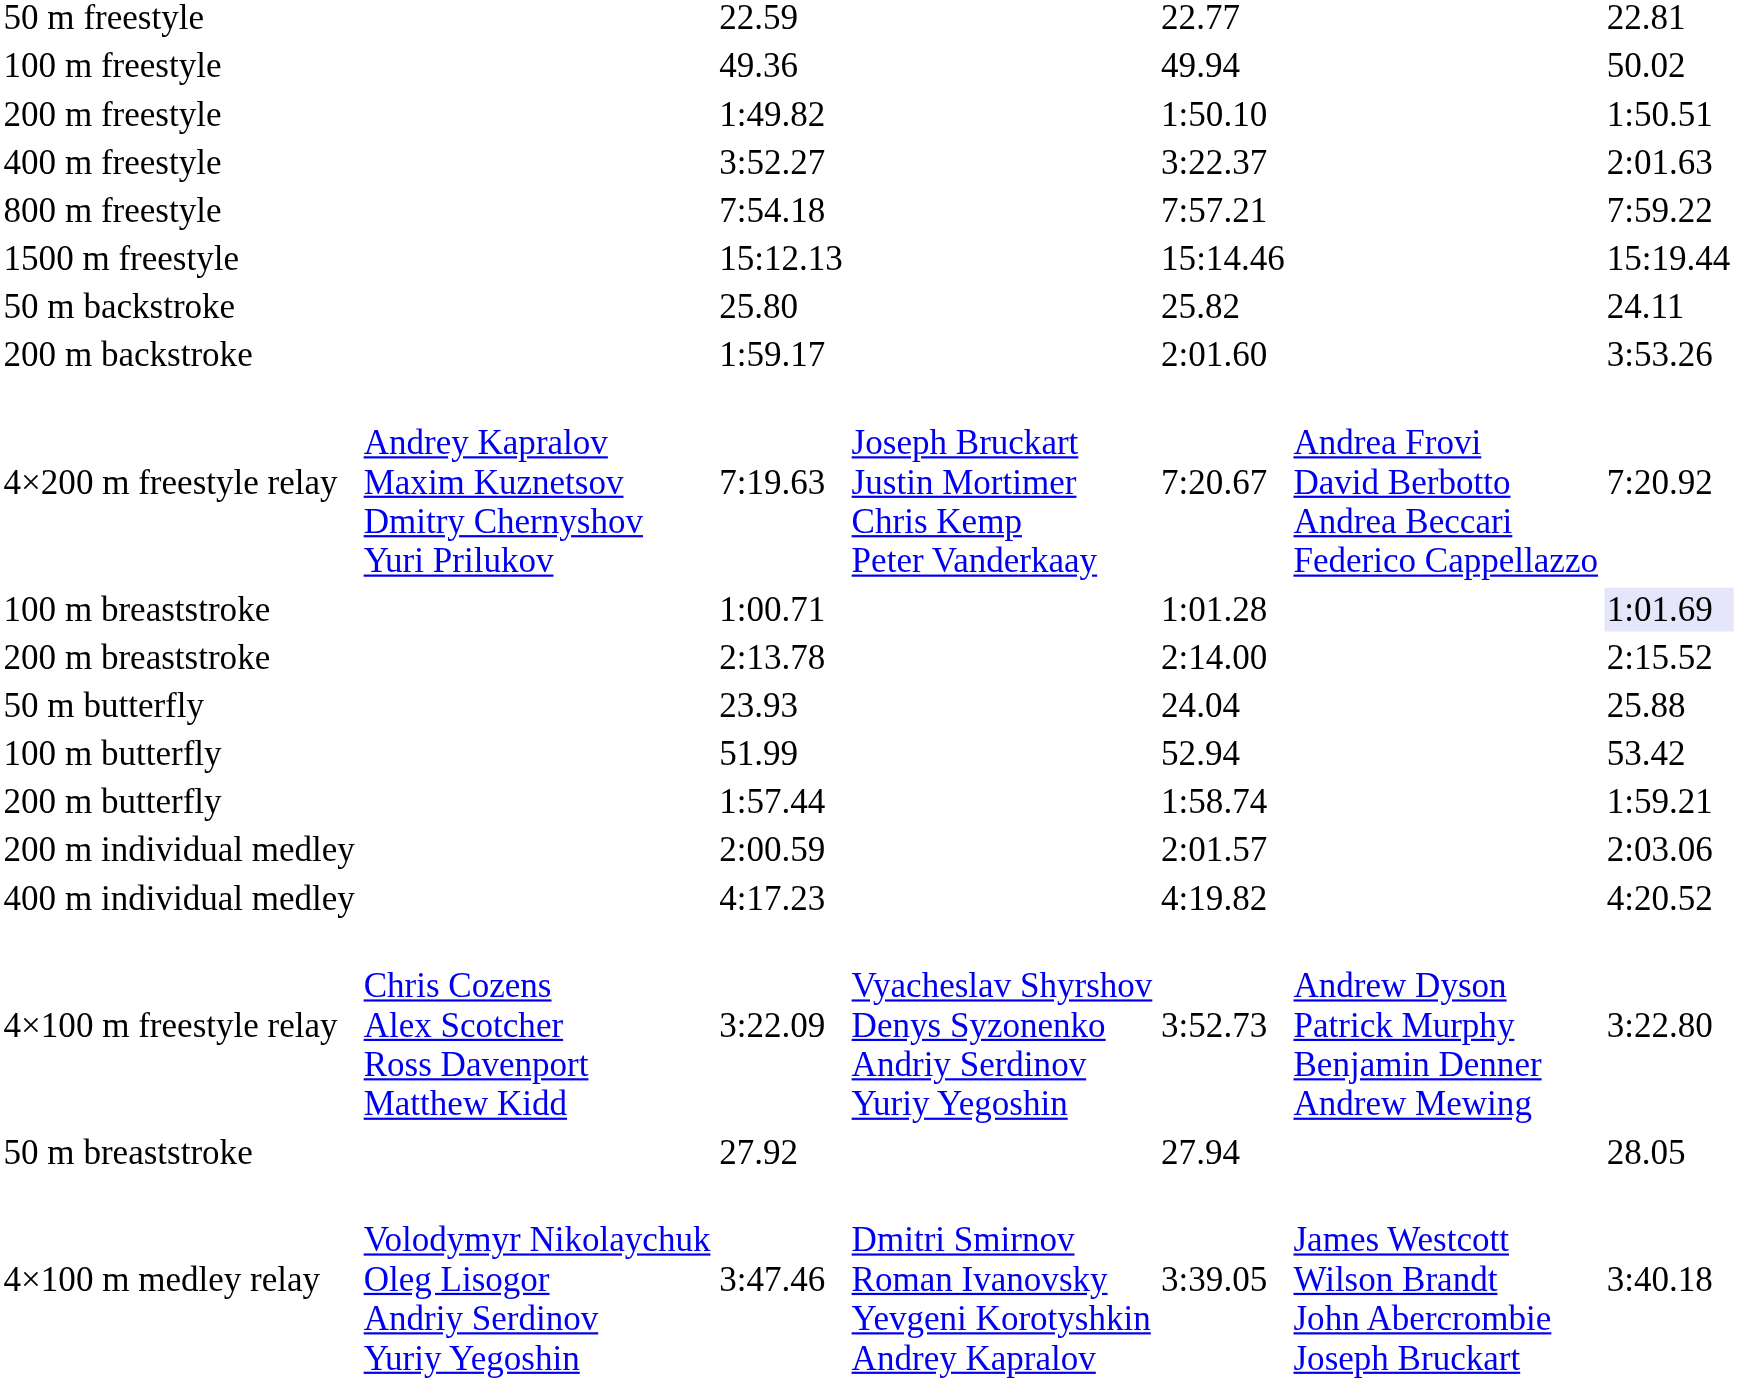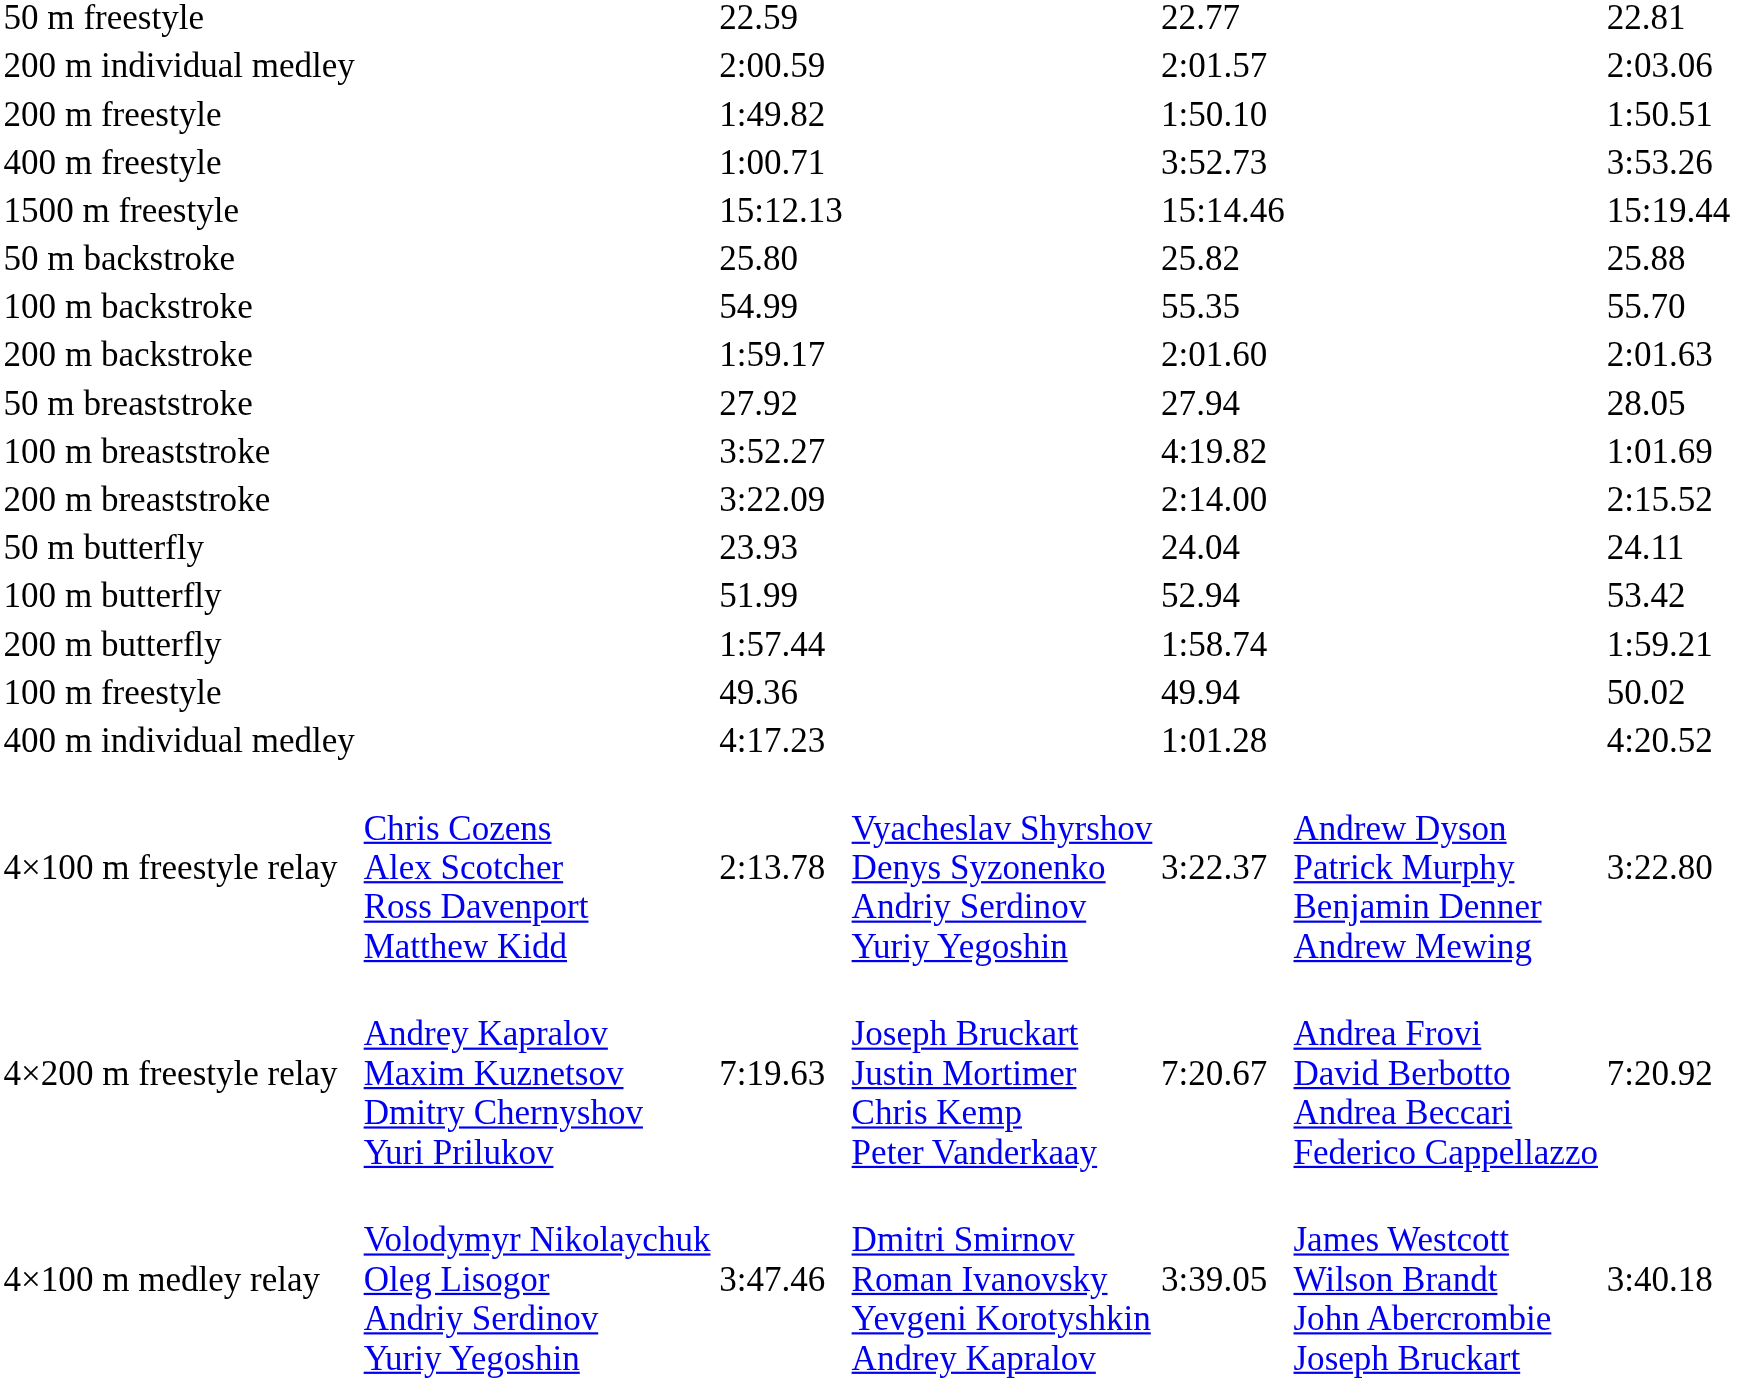rows swapped: (113, 65) <-> (179, 849)
(772, 162) 3:52.27 -> (772, 162) 1:00.71
(1214, 162) 3:22.37 -> (1214, 162) 3:52.73
(1660, 162) 2:01.63 -> (1660, 162) 3:53.26
- row: (113, 210)
(1646, 306) 24.11 -> (1646, 258) 25.88
+ row: (128, 306)
(1660, 354) 3:53.26 -> (1660, 354) 2:01.63
rows swapped: (128, 1152) <-> (171, 481)
(772, 608) 1:00.71 -> (772, 451) 3:52.27
(1214, 608) 1:01.28 -> (1214, 451) 4:19.82
(1660, 608) lavender background -> (1660, 451) no background
(772, 657) 2:13.78 -> (772, 499) 3:22.09
(1646, 705) 25.88 -> (1646, 547) 24.11
(1214, 898) 4:19.82 -> (1214, 740) 1:01.28
(772, 1025) 3:22.09 -> (772, 867) 2:13.78
(1214, 1025) 3:52.73 -> (1214, 867) 3:22.37
